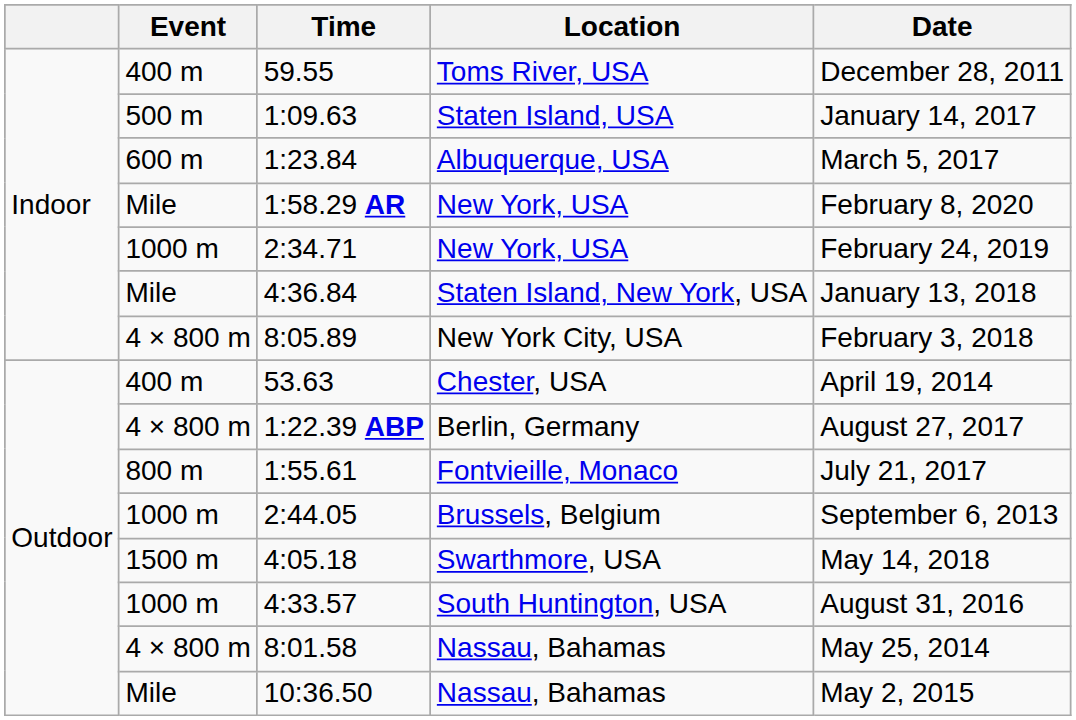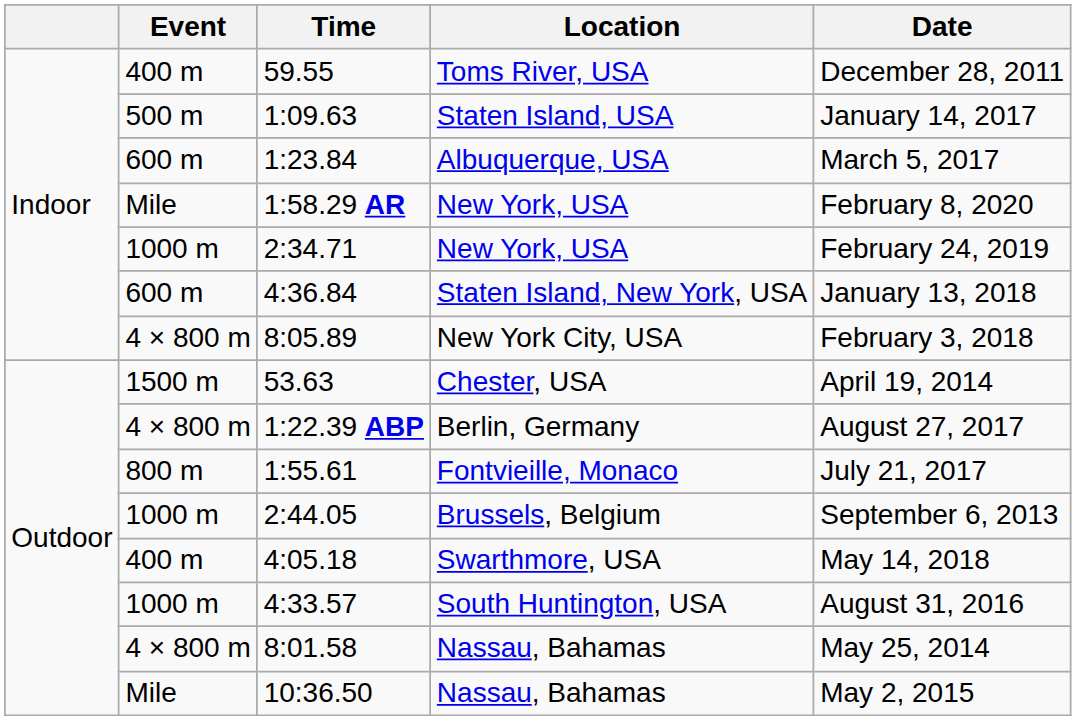(151, 293) Mile -> (164, 293) 600 m
(164, 381) 400 m -> (172, 381) 1500 m
(172, 559) 1500 m -> (164, 559) 400 m
